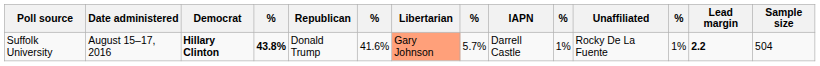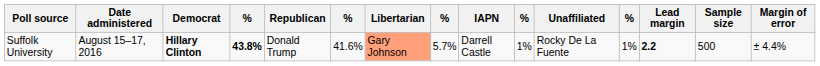+ column: (783, 18)
(764, 46) 504 -> (707, 46) 500
